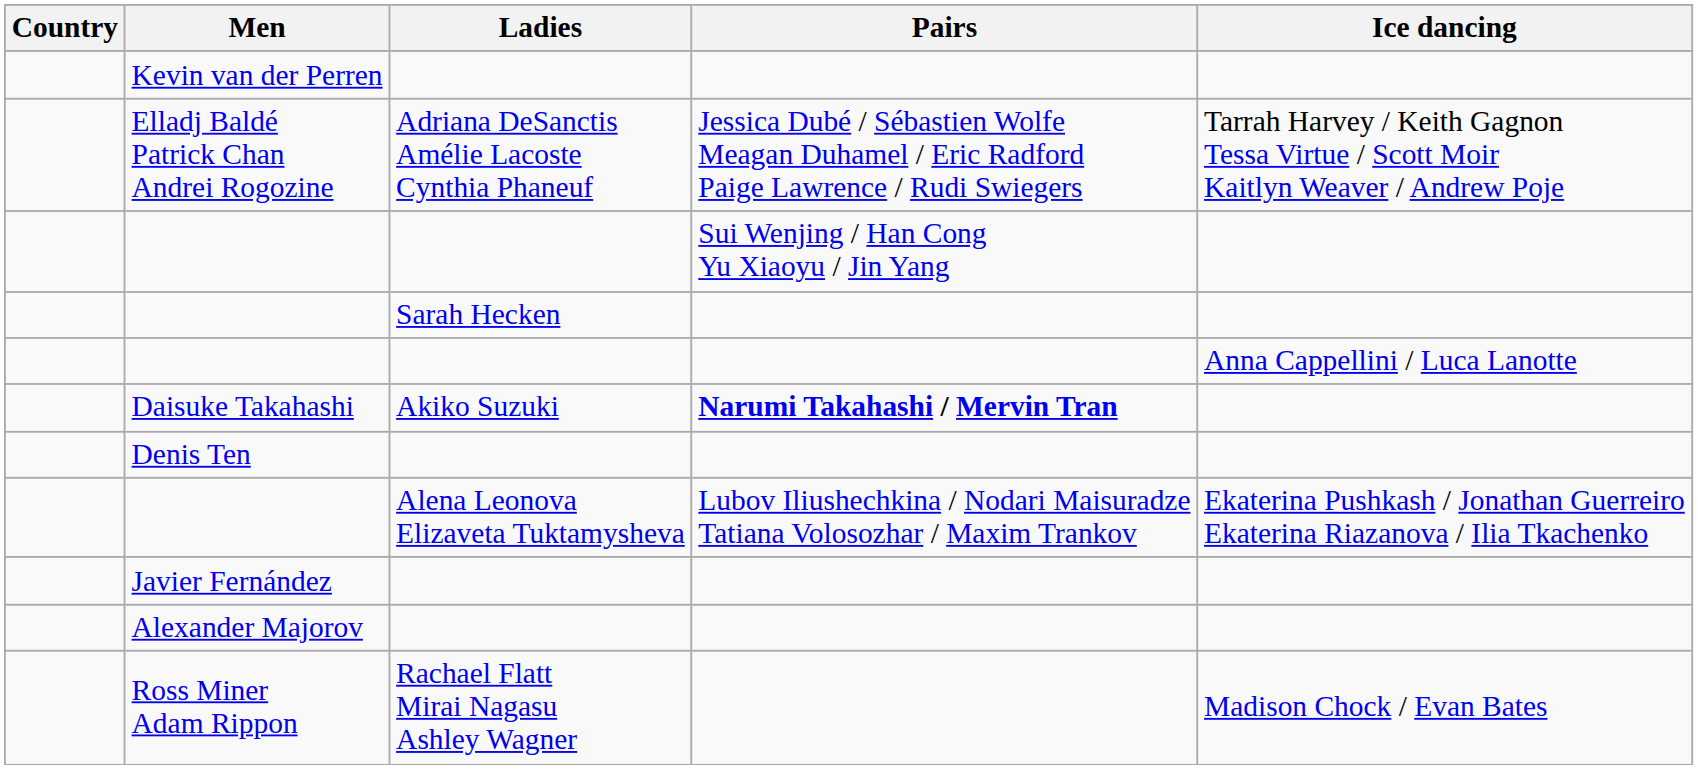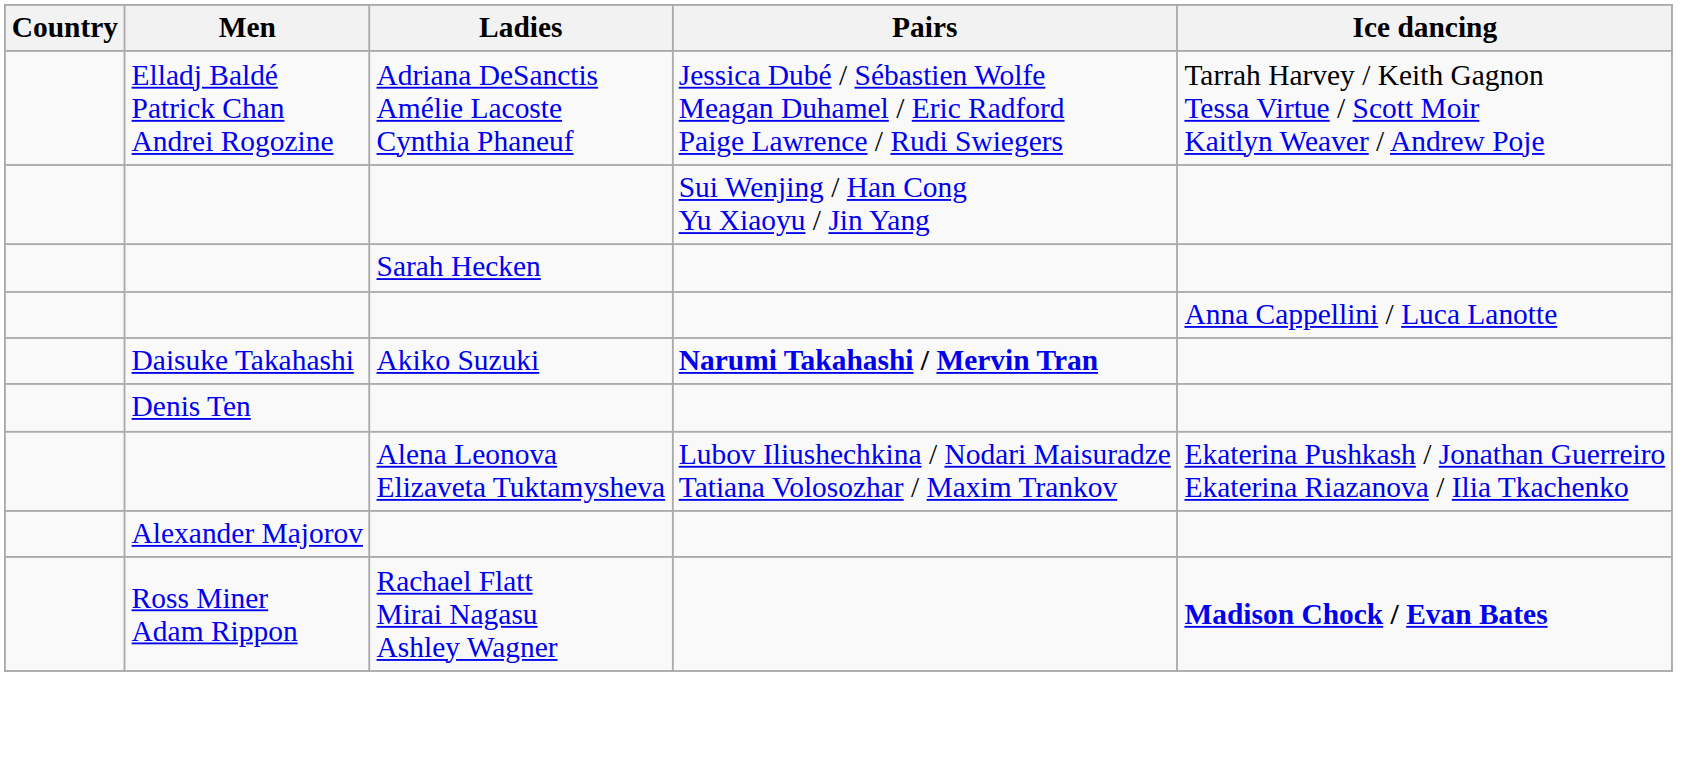- row: (257, 74)
- row: (232, 580)
(1376, 707) normal -> (1366, 613) bold
